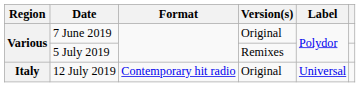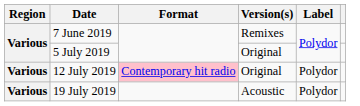(261, 33) Original -> (262, 33) Remixes
(262, 52) Remixes -> (261, 52) Original
(27, 71) Italy -> (27, 71) Various
(178, 71) no background -> (178, 71) pink background
(323, 71) Universal -> (318, 71) Polydor
+ row: (84, 91)
